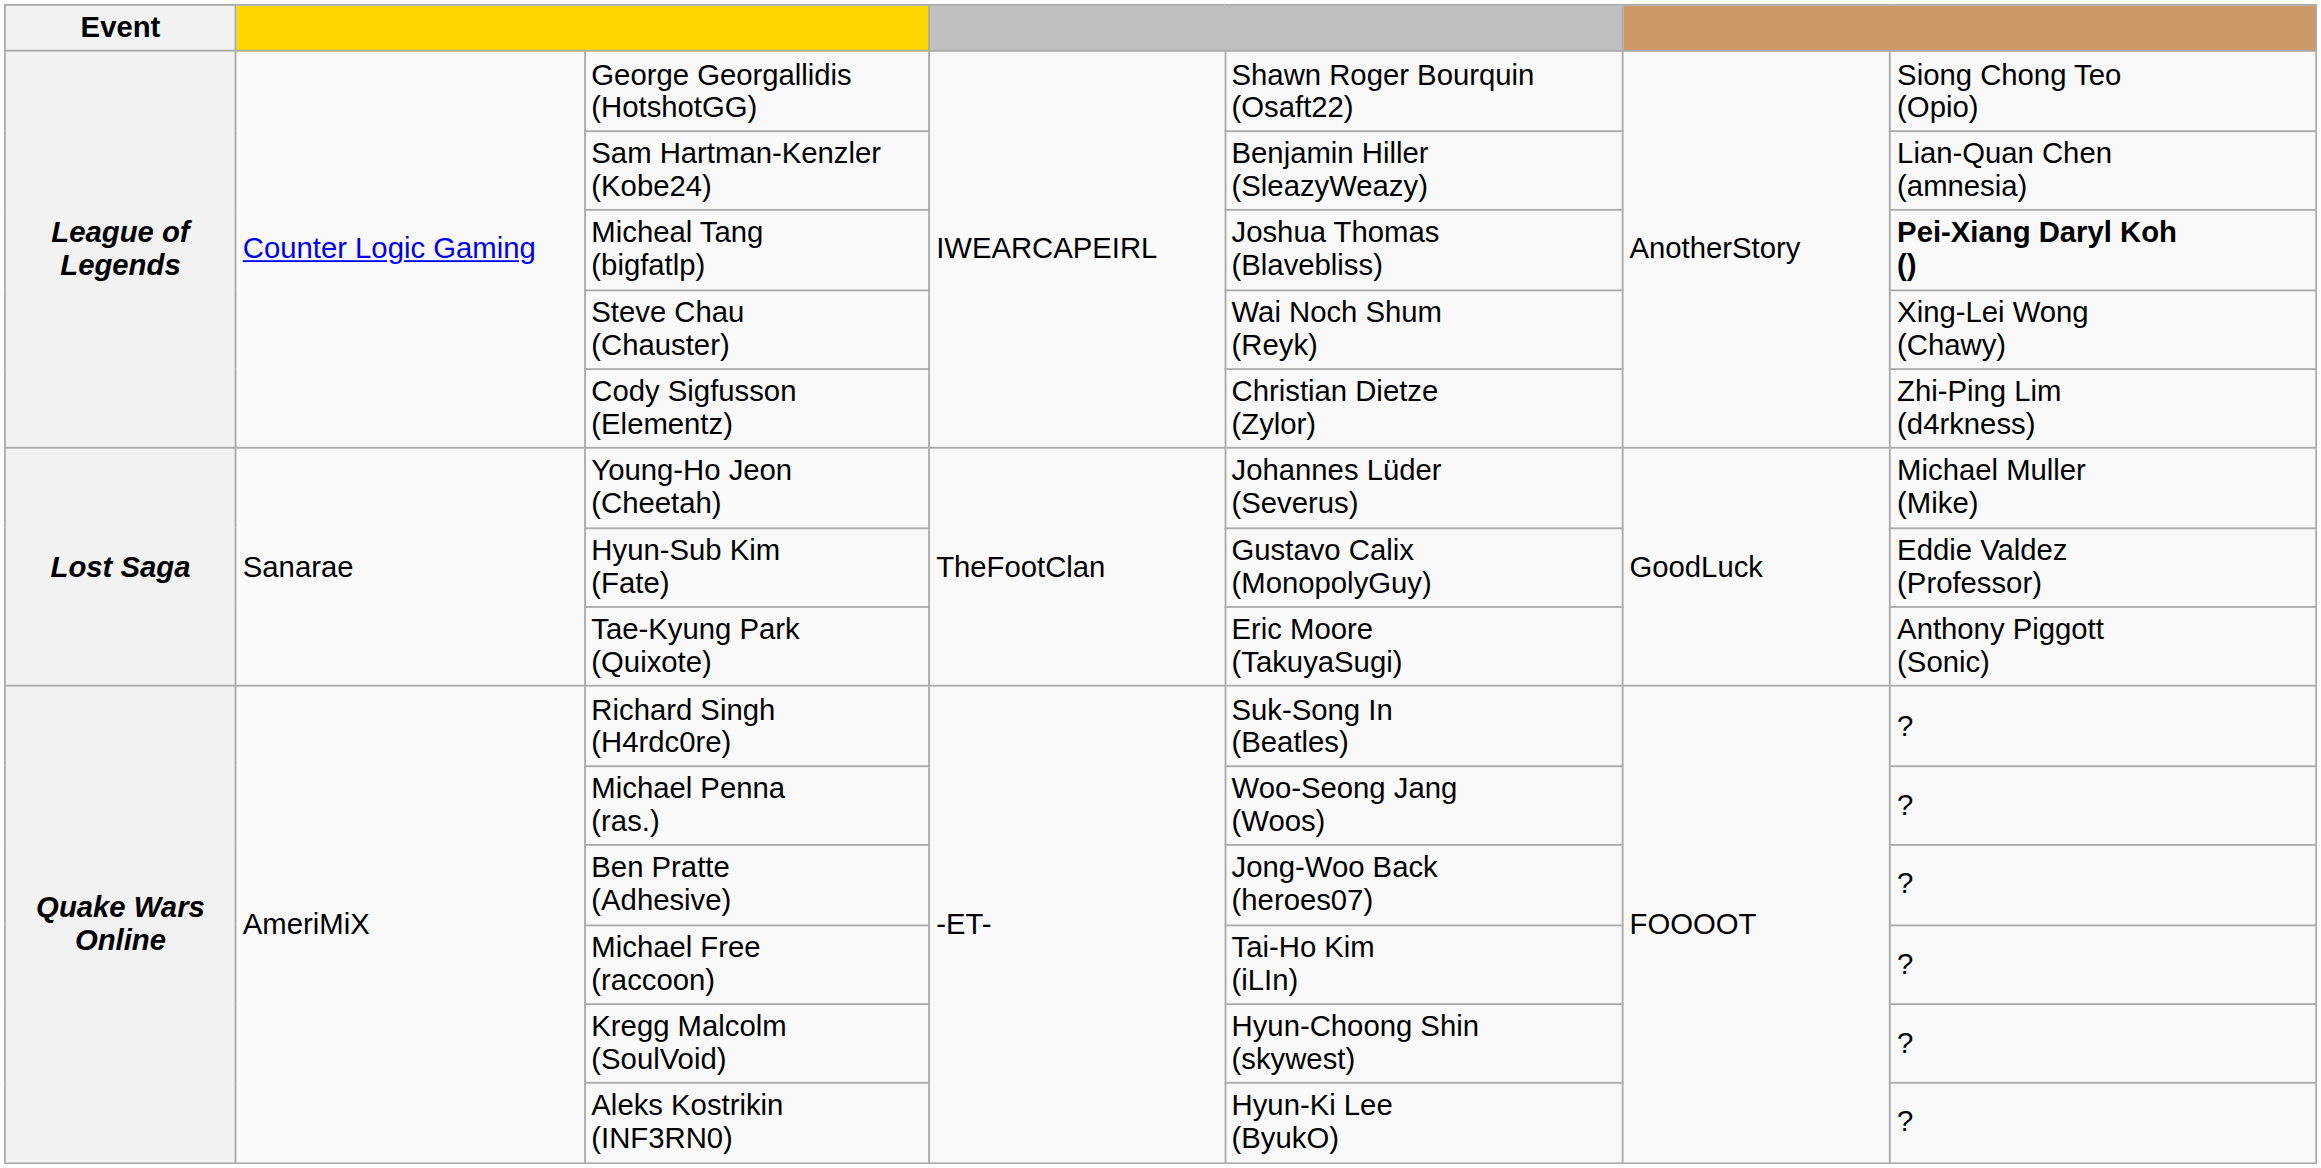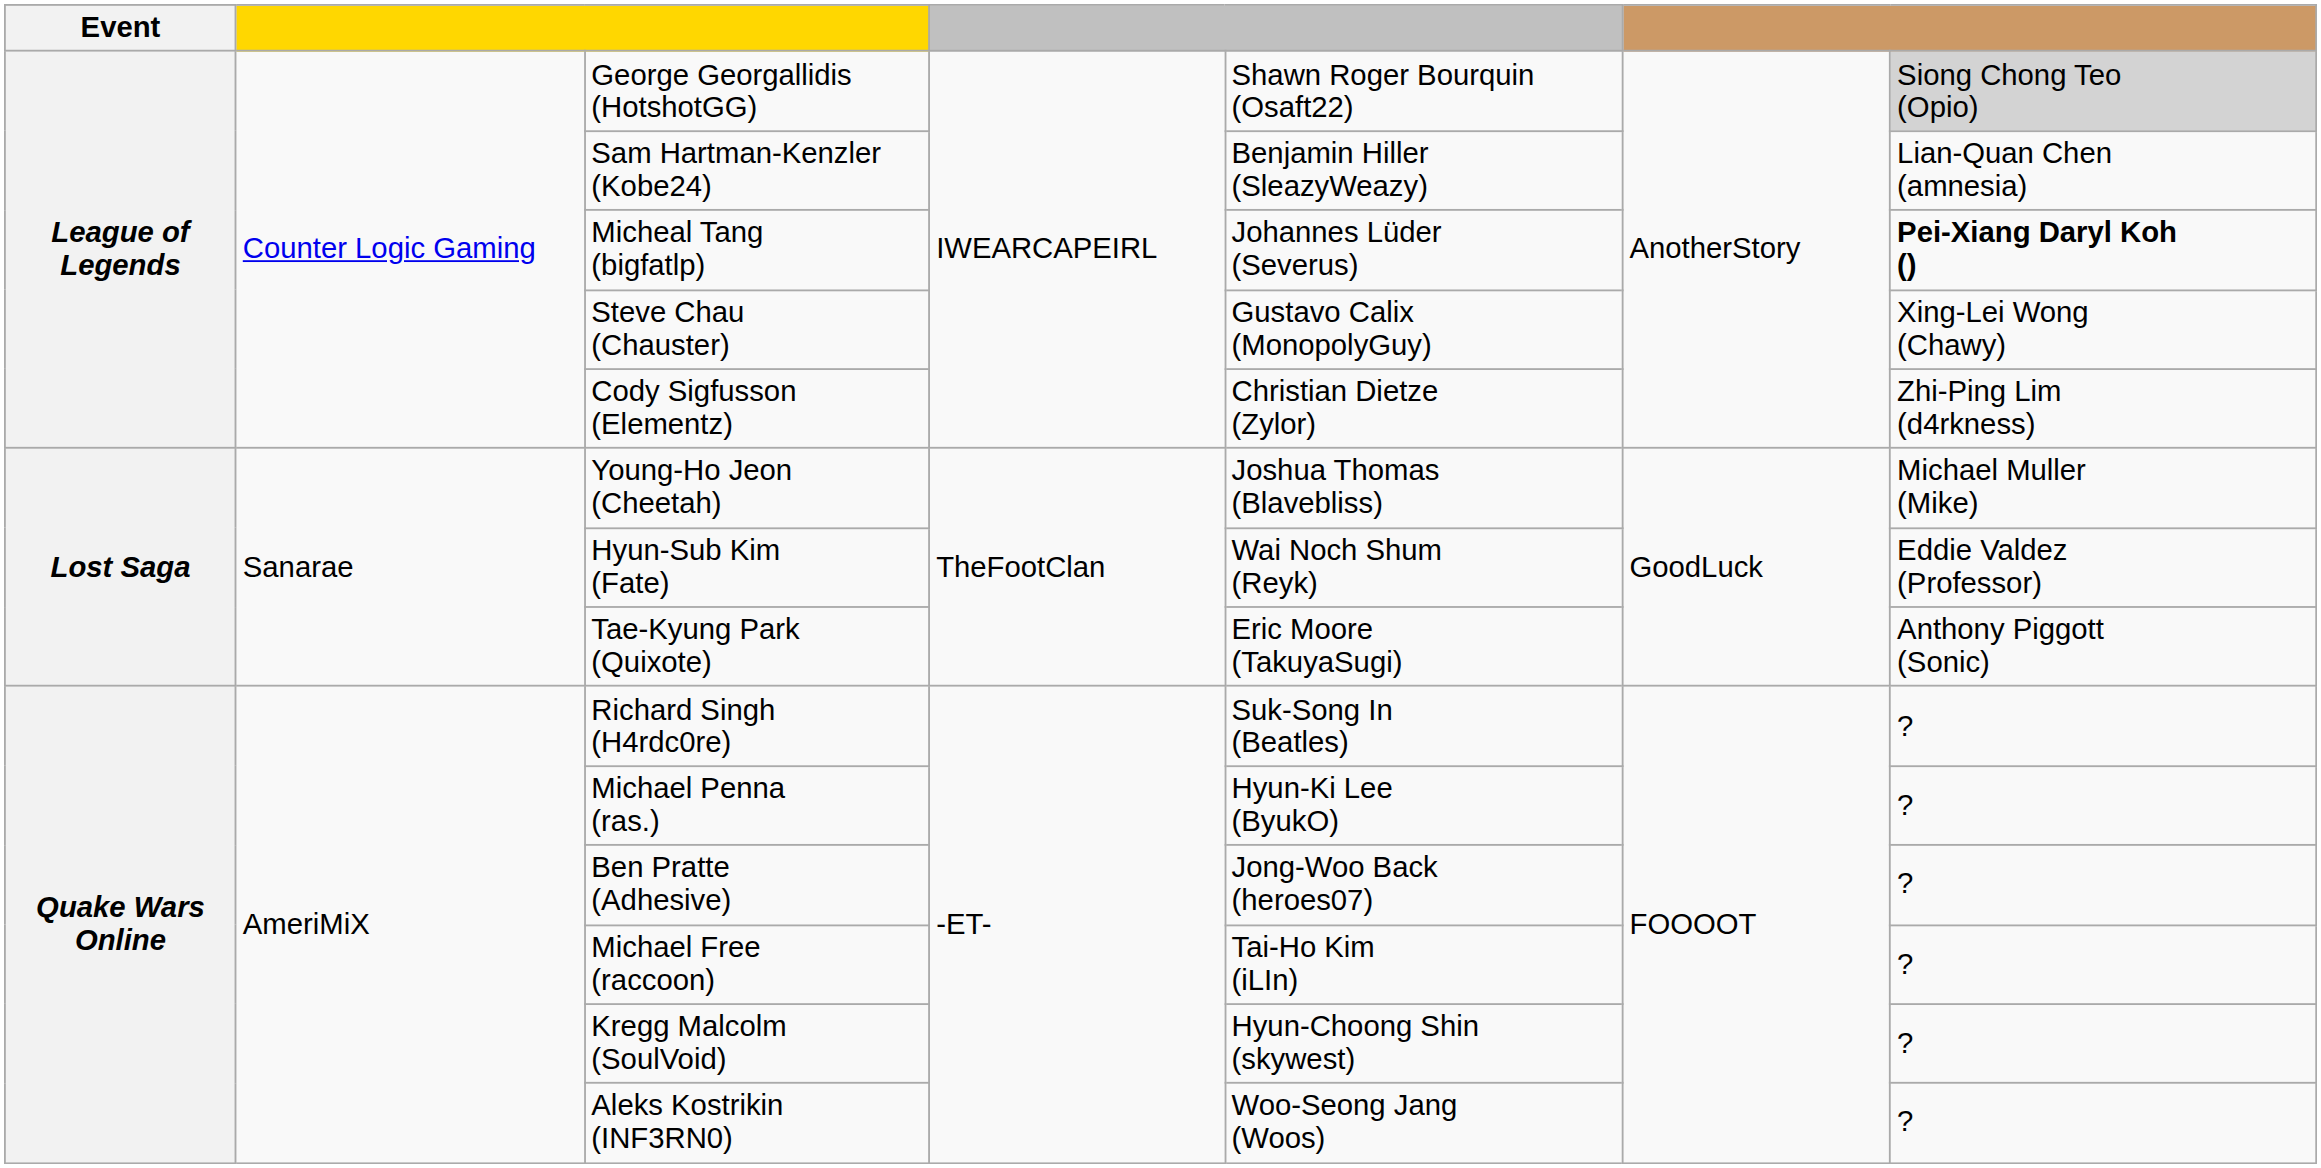(2009, 90) no background -> (2009, 90) lightgrey background
(1335, 249) Joshua Thomas (Blavebliss) -> (1337, 249) Johannes Lüder (Severus)
(1337, 328) Wai Noch Shum (Reyk) -> (1332, 328) Gustavo Calix (MonopolyGuy)
(1337, 487) Johannes Lüder (Severus) -> (1335, 487) Joshua Thomas (Blavebliss)
(1332, 566) Gustavo Calix (MonopolyGuy) -> (1337, 566) Wai Noch Shum (Reyk)
(1344, 805) Woo-Seong Jang (Woos) -> (1312, 805) Hyun-Ki Lee (ByukO)
(1312, 1122) Hyun-Ki Lee (ByukO) -> (1344, 1122) Woo-Seong Jang (Woos)
